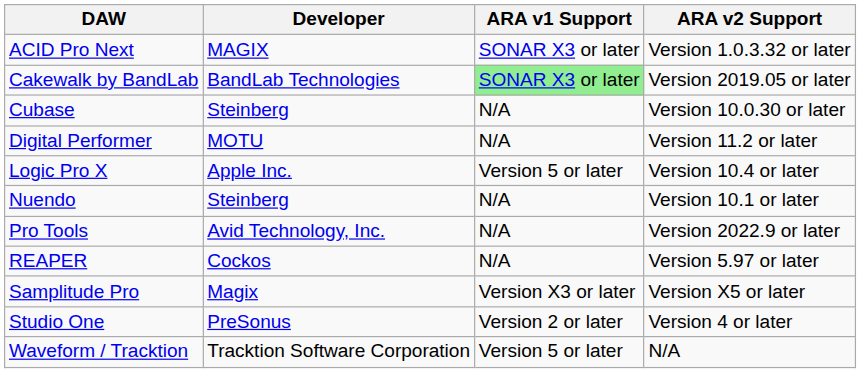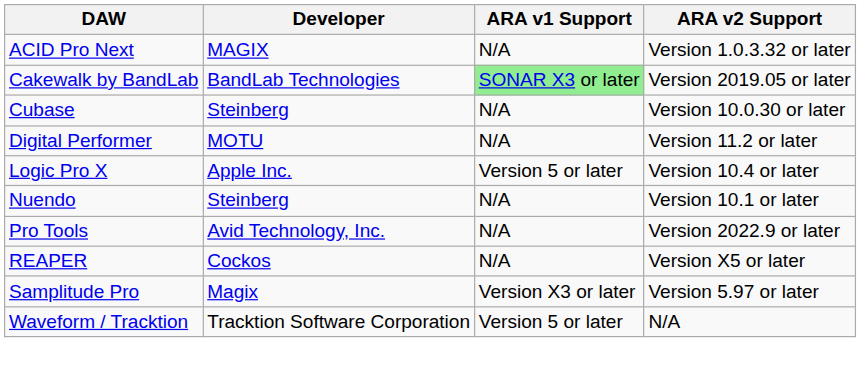(559, 49) SONAR X3 or later -> (495, 49) N/A
(734, 261) Version 5.97 or later -> (727, 261) Version X5 or later
(727, 291) Version X5 or later -> (734, 291) Version 5.97 or later
- row: (57, 321)
